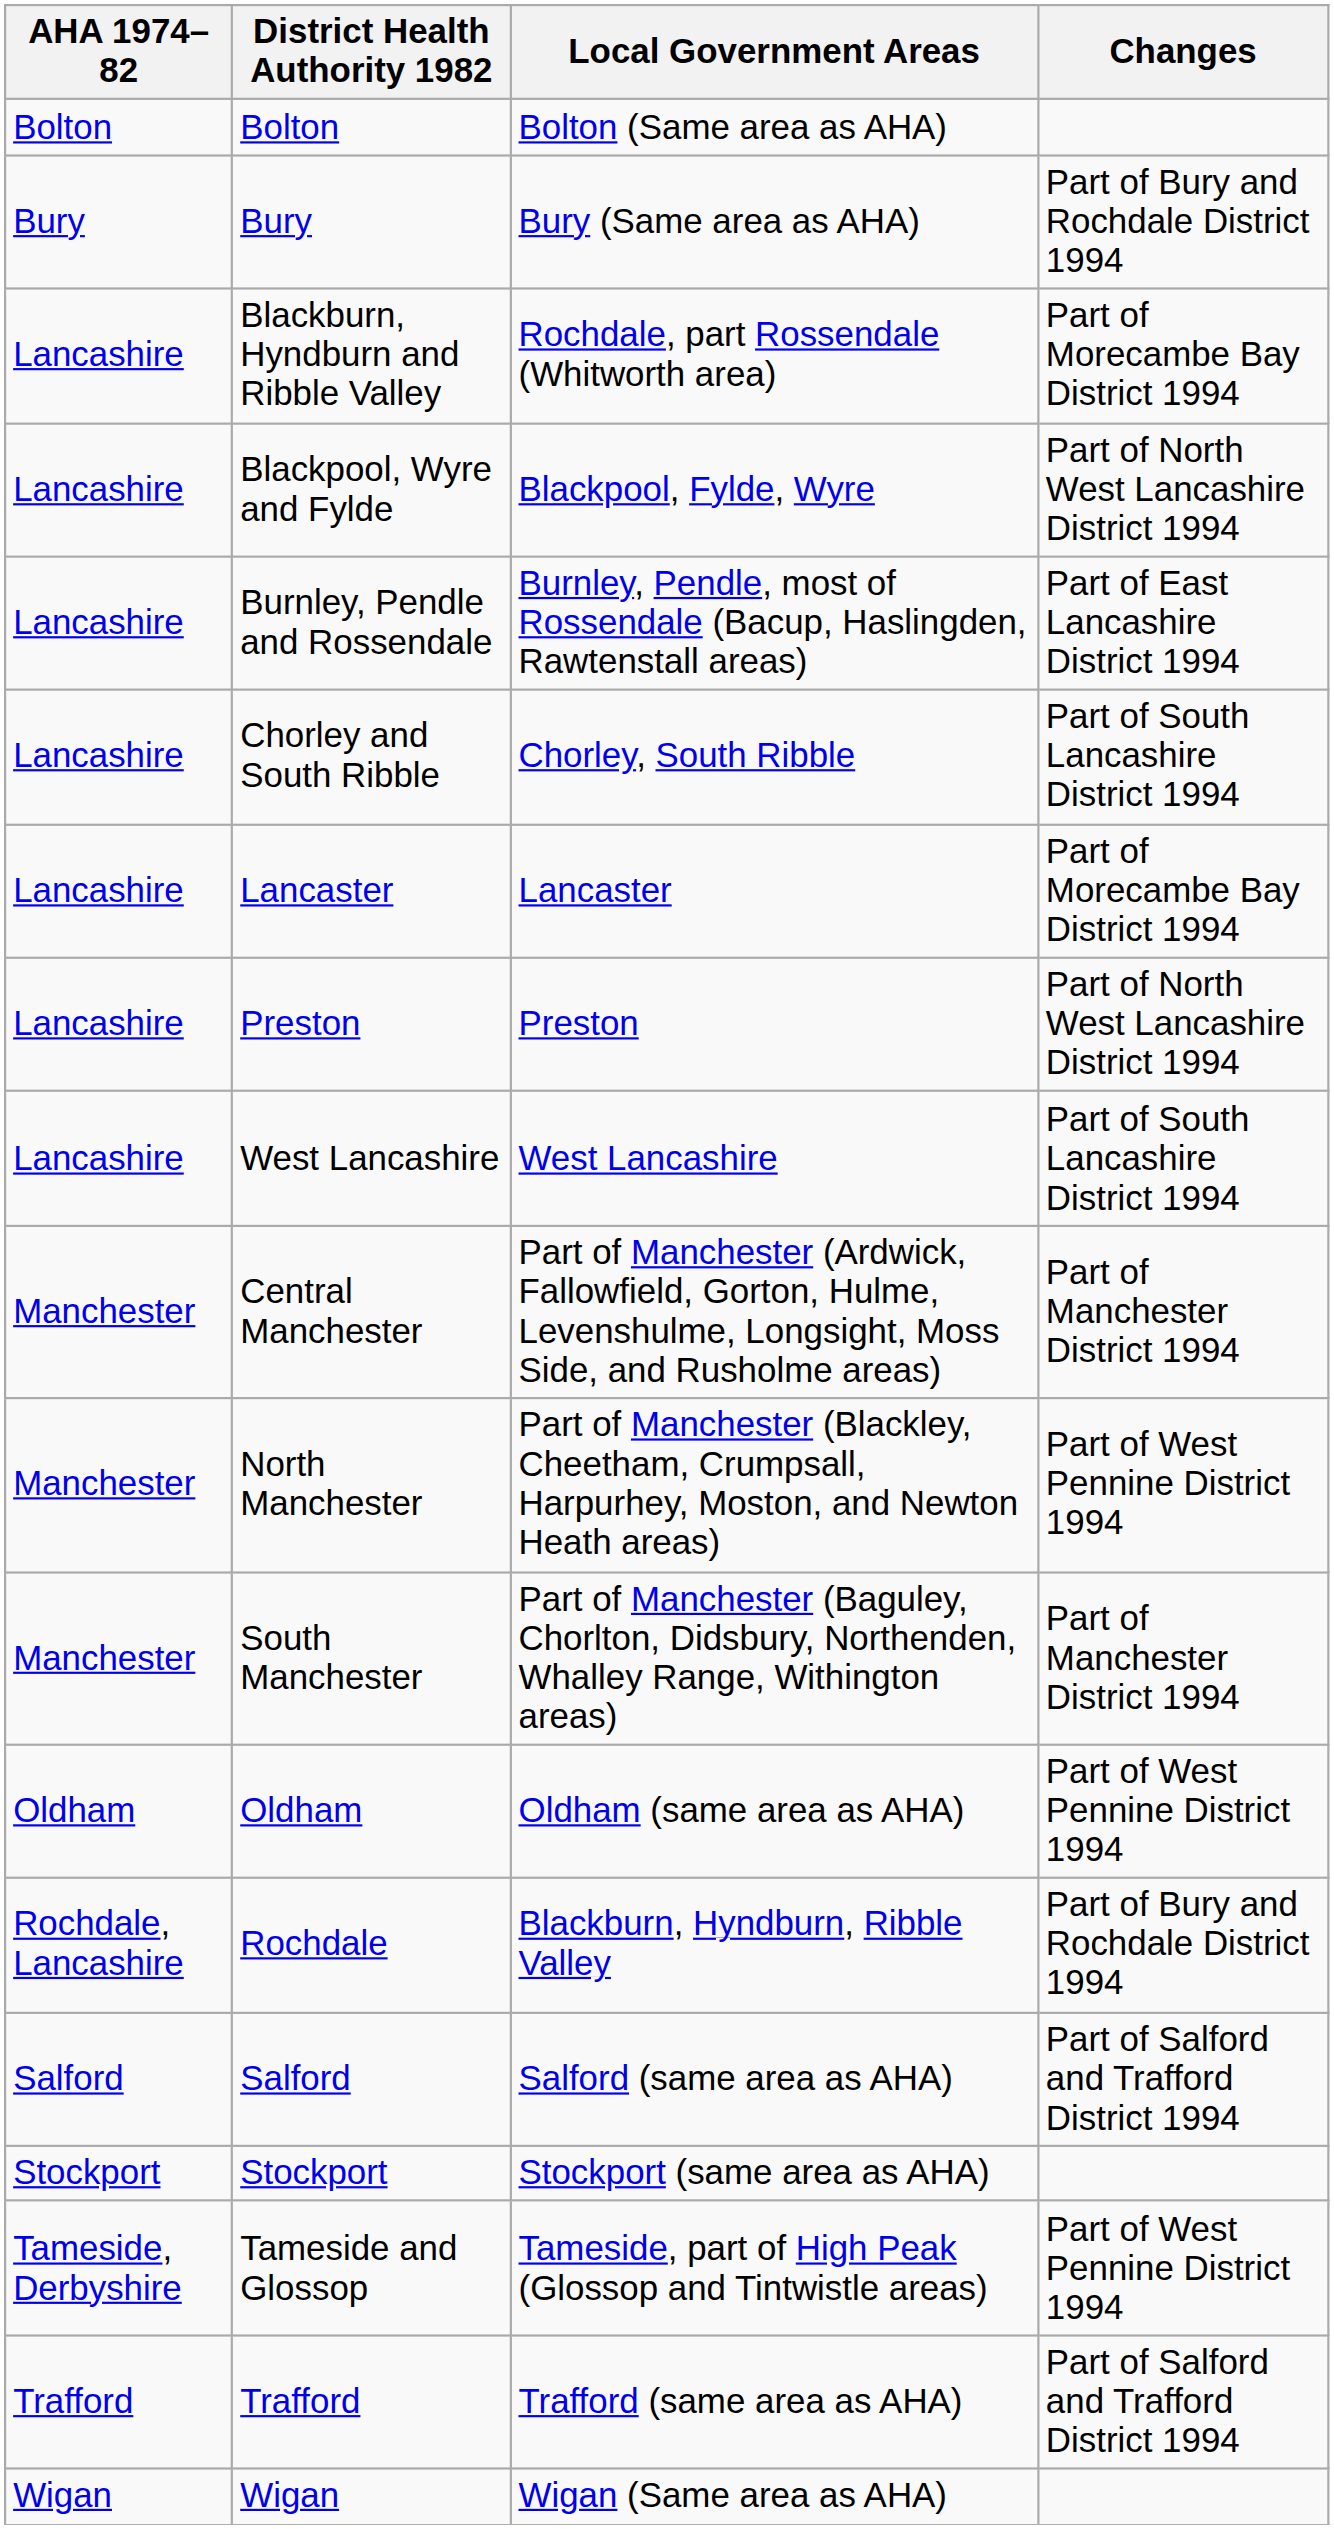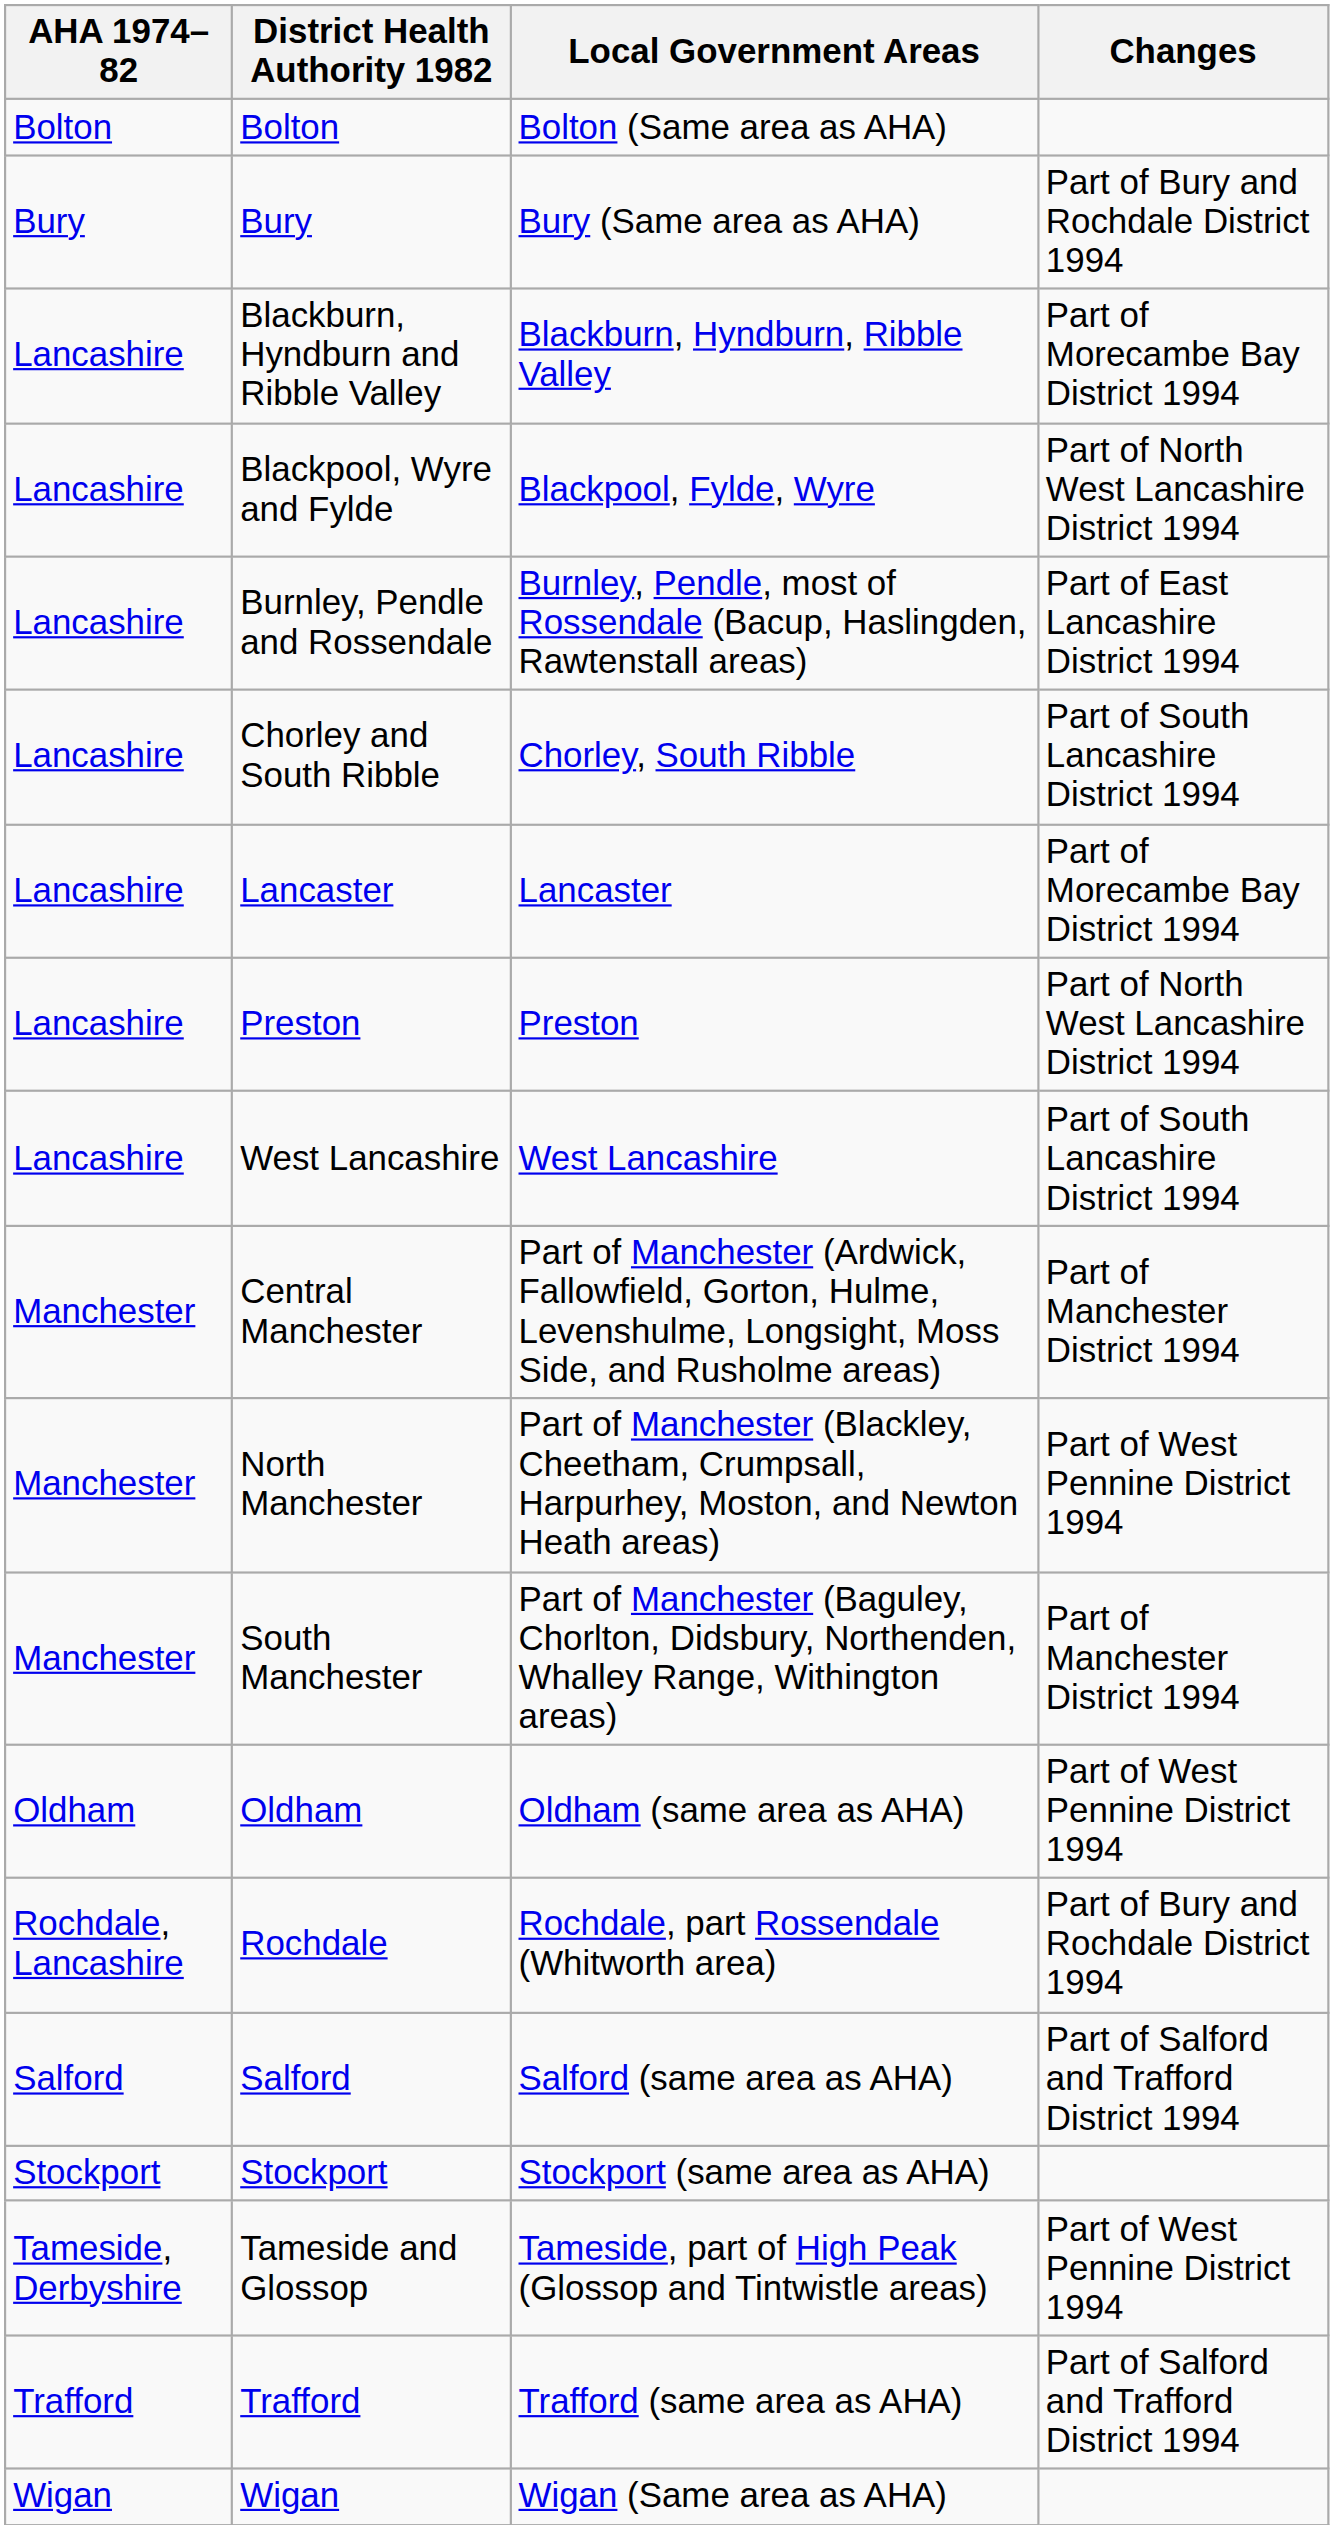(729, 355) Rochdale, part Rossendale (Whitworth area) -> (741, 355) Blackburn, Hyndburn, Ribble Valley
(741, 1944) Blackburn, Hyndburn, Ribble Valley -> (729, 1944) Rochdale, part Rossendale (Whitworth area)
